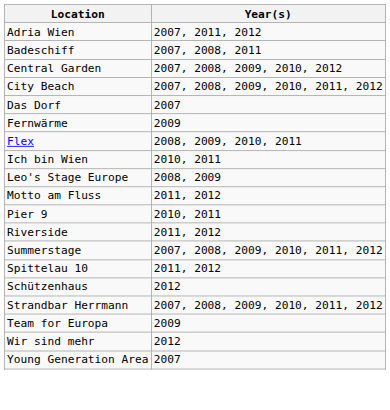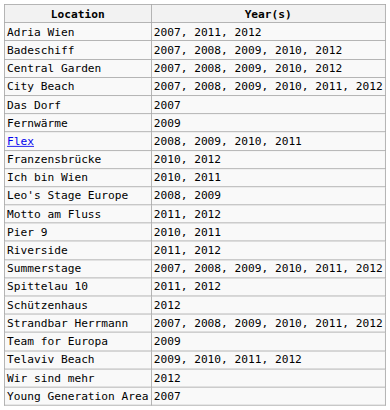(208, 50) 2007, 2008, 2011 -> (248, 50) 2007, 2008, 2009, 2010, 2012
+ row: (54, 159)
+ row: (51, 360)
